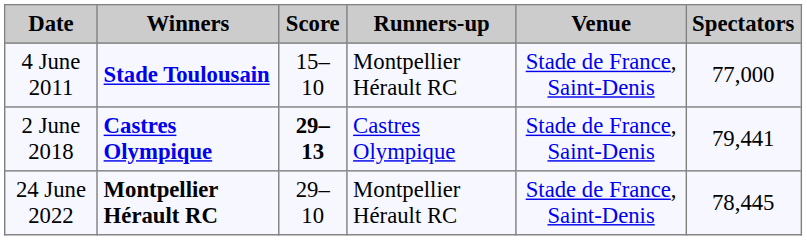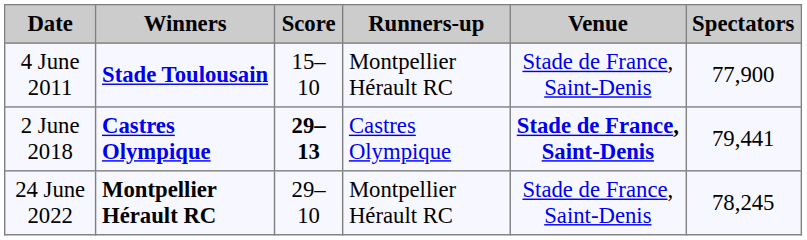(743, 74) 77,000 -> (743, 74) 77,900
(601, 138) normal -> (598, 138) bold
(743, 202) 78,445 -> (743, 202) 78,245
